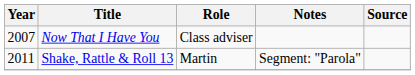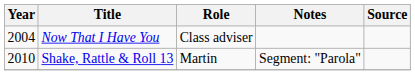(21, 37) 2007 -> (21, 37) 2004
(21, 59) 2011 -> (21, 59) 2010
